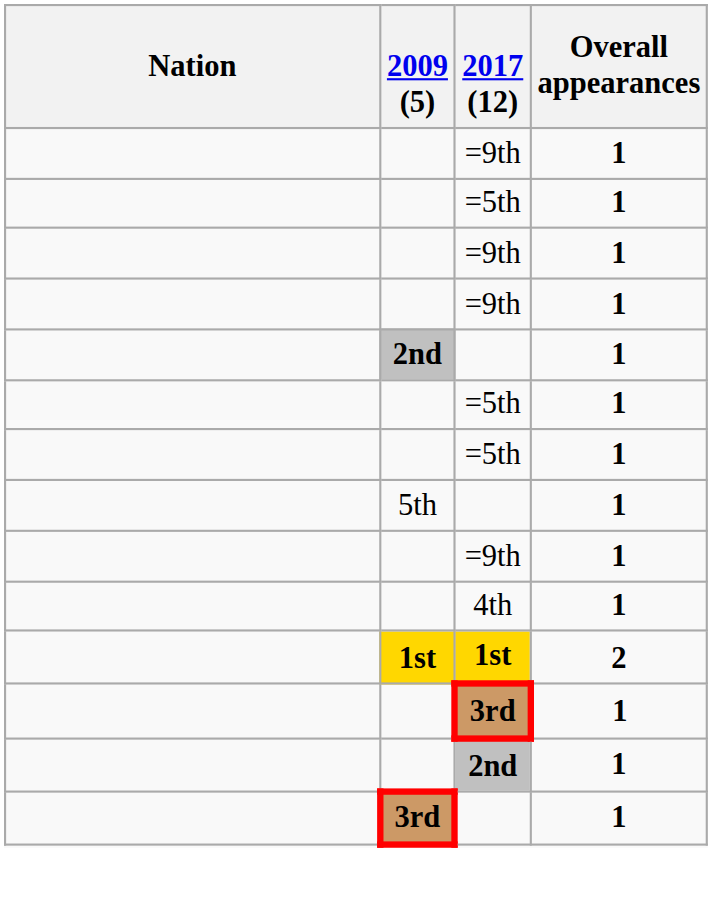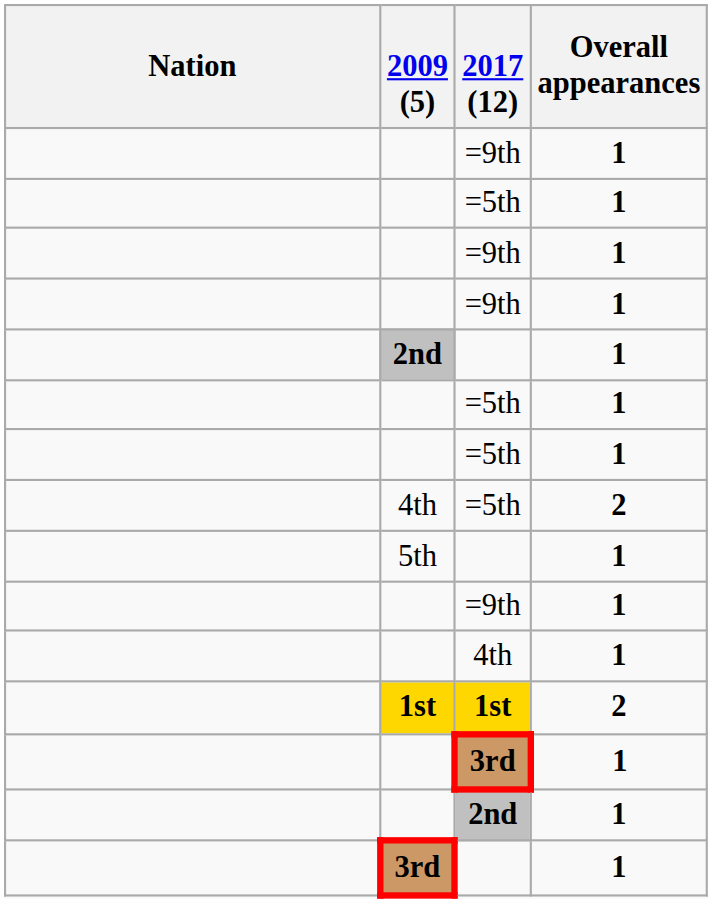+ row: (417, 504)
